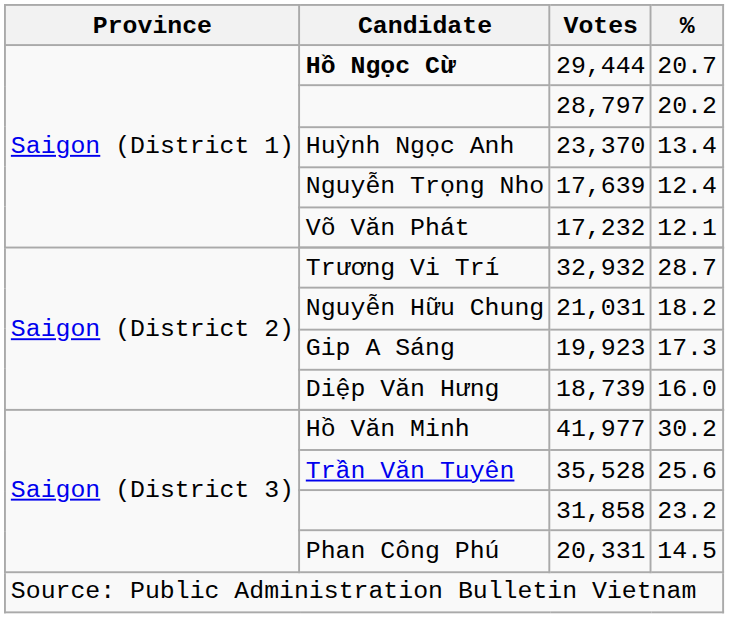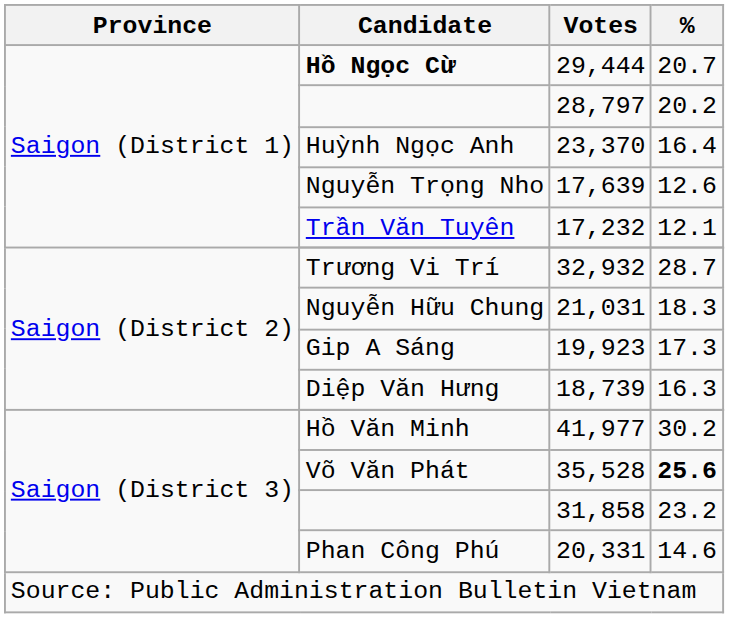(687, 147) 13.4 -> (687, 147) 16.4
(687, 187) 12.4 -> (687, 187) 12.6
(388, 228) Võ Văn Phát -> (410, 228) Trần Văn Tuyên
(687, 308) 18.2 -> (687, 308) 18.3
(687, 389) 16.0 -> (687, 389) 16.3
(410, 470) Trần Văn Tuyên -> (388, 470) Võ Văn Phát
(687, 470) normal -> (687, 470) bold
(687, 551) 14.5 -> (687, 551) 14.6
